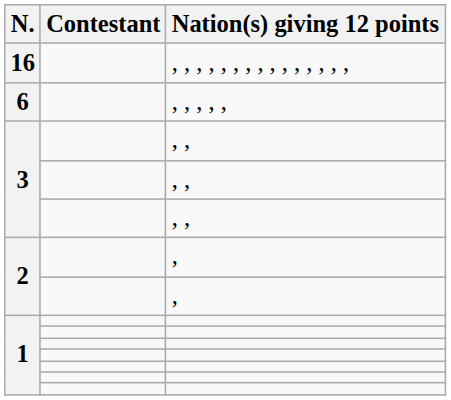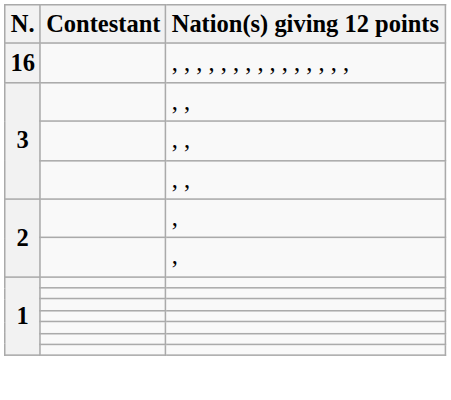- row: (23, 101)
